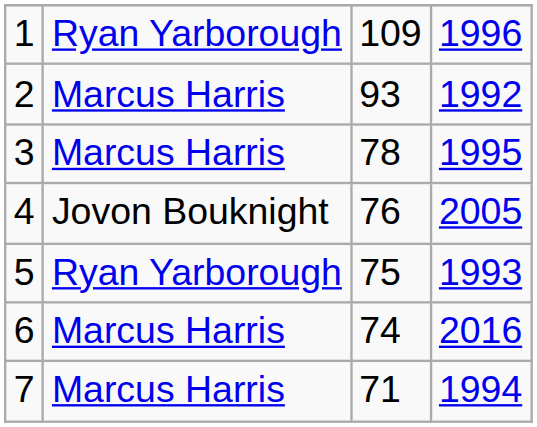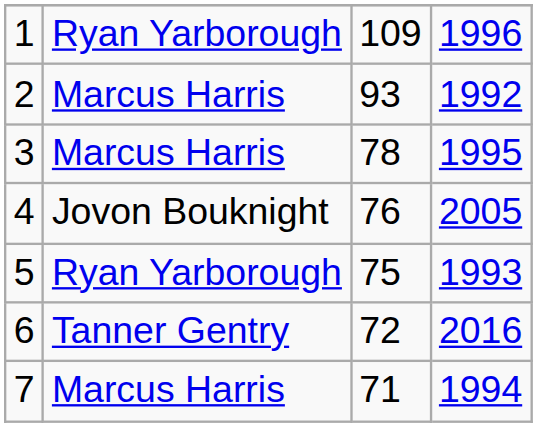(168, 331) Marcus Harris -> (171, 331) Tanner Gentry
(380, 331) 74 -> (380, 331) 72
